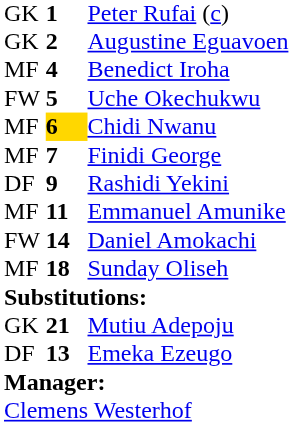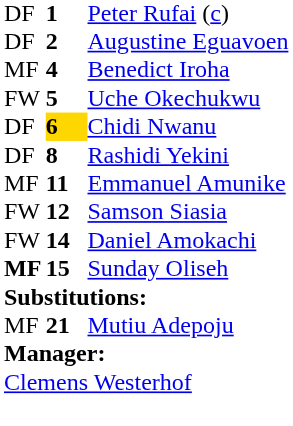(21, 12) GK -> (19, 12) DF
(21, 41) GK -> (19, 41) DF
(21, 126) MF -> (19, 126) DF
- row: (154, 154)
(52, 183) 9 -> (52, 154) 8
+ row: (157, 211)
(21, 268) normal -> (23, 268) bold
(58, 268) 18 -> (58, 268) 15
(21, 325) GK -> (21, 325) MF
- row: (160, 353)
